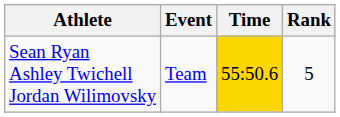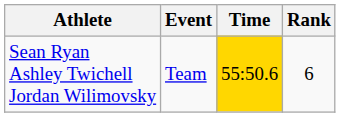(309, 73) 5 -> (309, 73) 6
